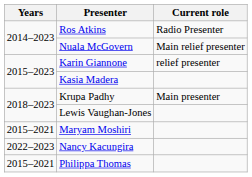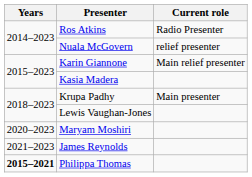(200, 46) Main relief presenter -> (188, 46) relief presenter
(188, 63) relief presenter -> (200, 63) Main relief presenter
(31, 130) 2015–2021 -> (31, 130) 2020–2023
+ row: (93, 146)
- row: (96, 146)
(31, 163) normal -> (31, 163) bold
